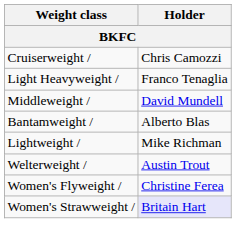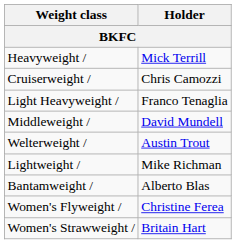+ row: (47, 57)
rows swapped: (47, 164) <-> (50, 121)
(174, 206) lavender background -> (174, 228) no background
